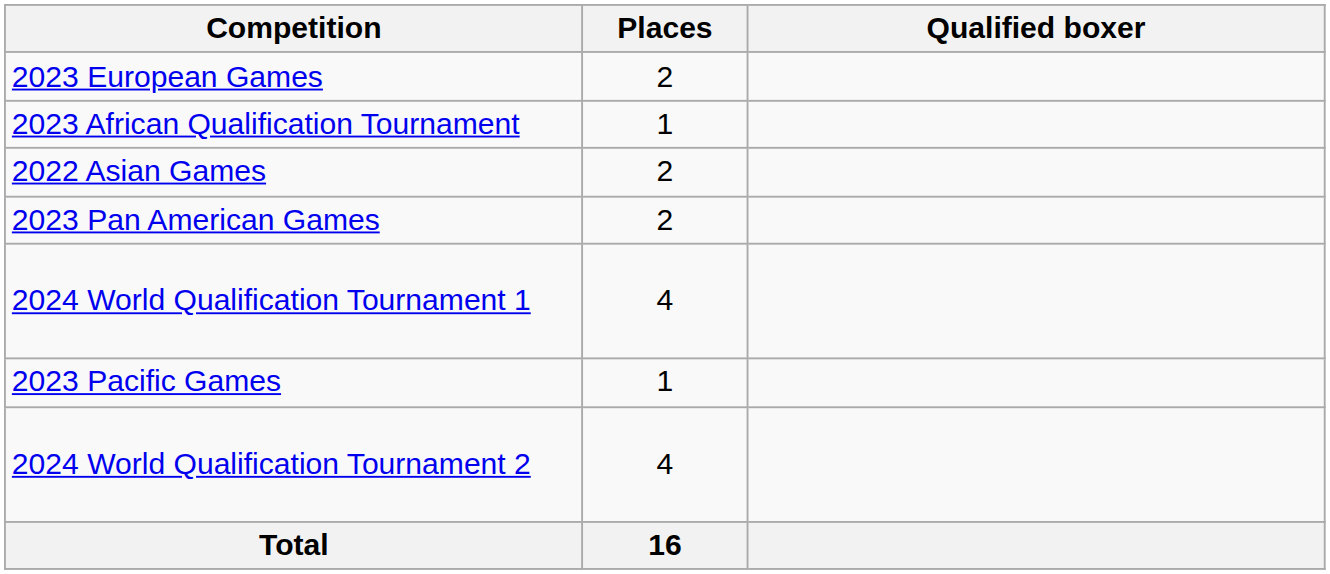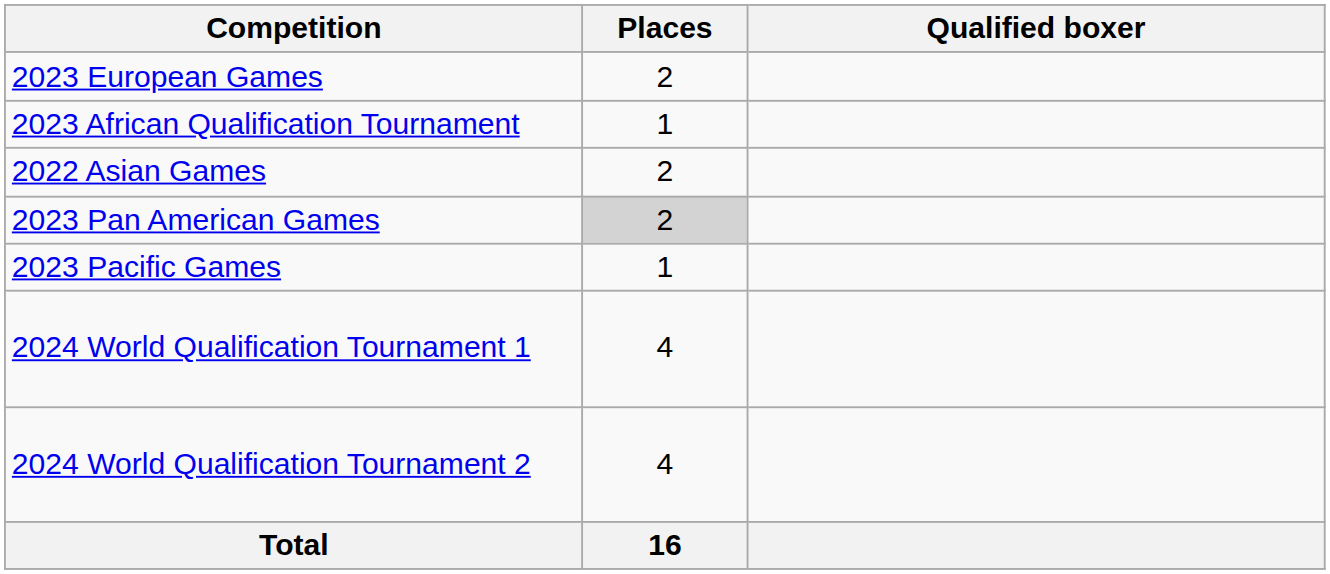(665, 219) no background -> (665, 219) lightgrey background
rows swapped: (146, 382) <-> (271, 300)
